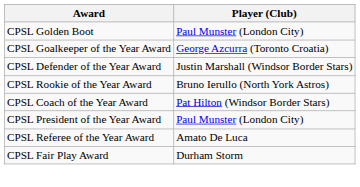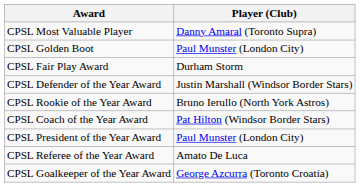+ row: (70, 31)
rows swapped: (89, 48) <-> (58, 155)
